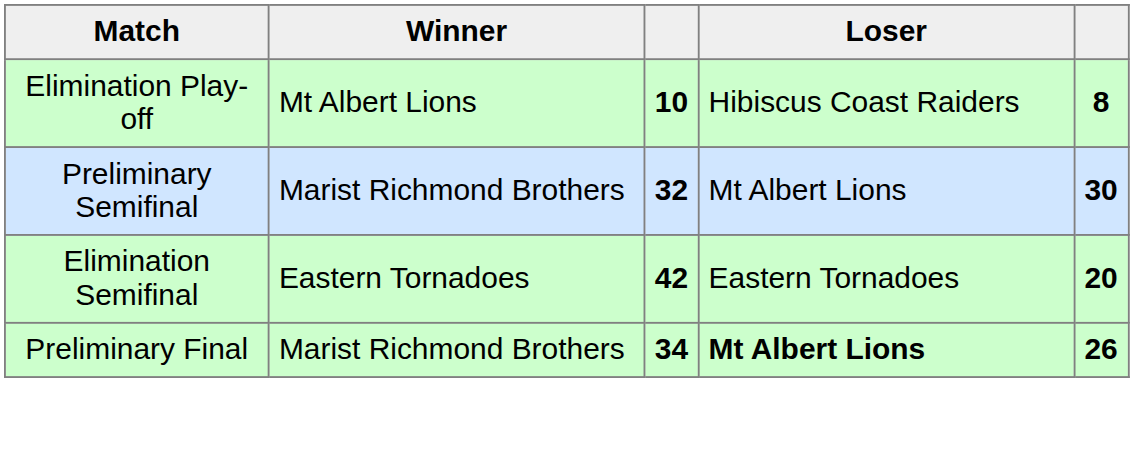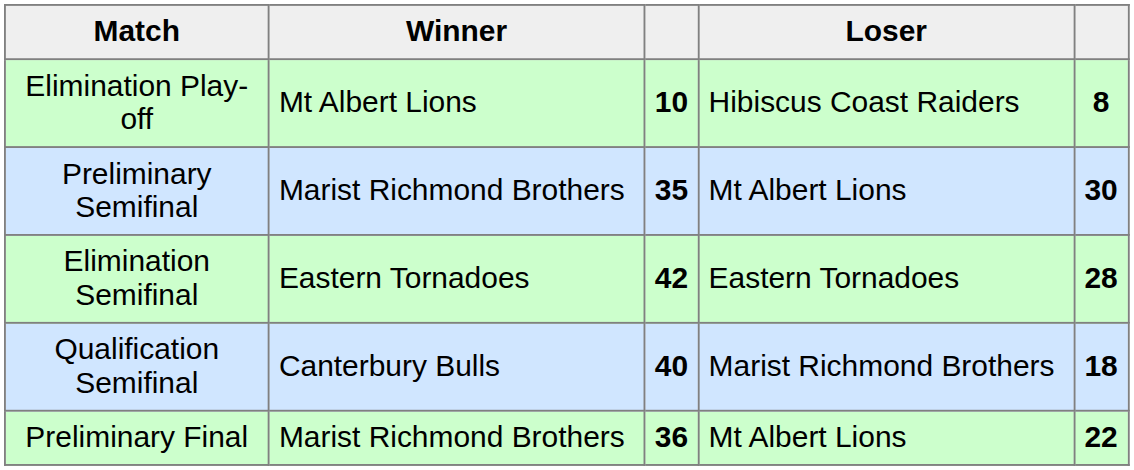(671, 190) 32 -> (671, 190) 35
(1101, 278) 20 -> (1101, 278) 28
+ row: (137, 366)
(671, 349) 34 -> (671, 437) 36
(817, 349) bold -> (808, 437) normal
(1101, 349) 26 -> (1101, 437) 22
